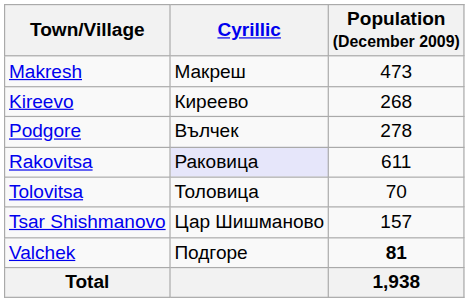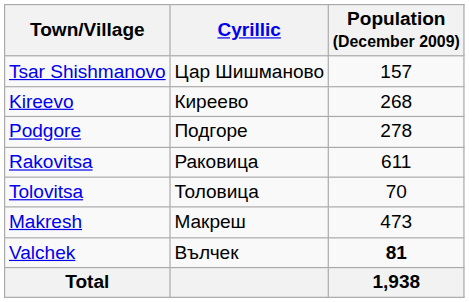rows swapped: (45, 71) <-> (87, 222)
(206, 131) Вълчек -> (211, 131) Подгоре
(216, 161) lavender background -> (216, 161) no background
(211, 252) Подгоре -> (206, 252) Вълчек
